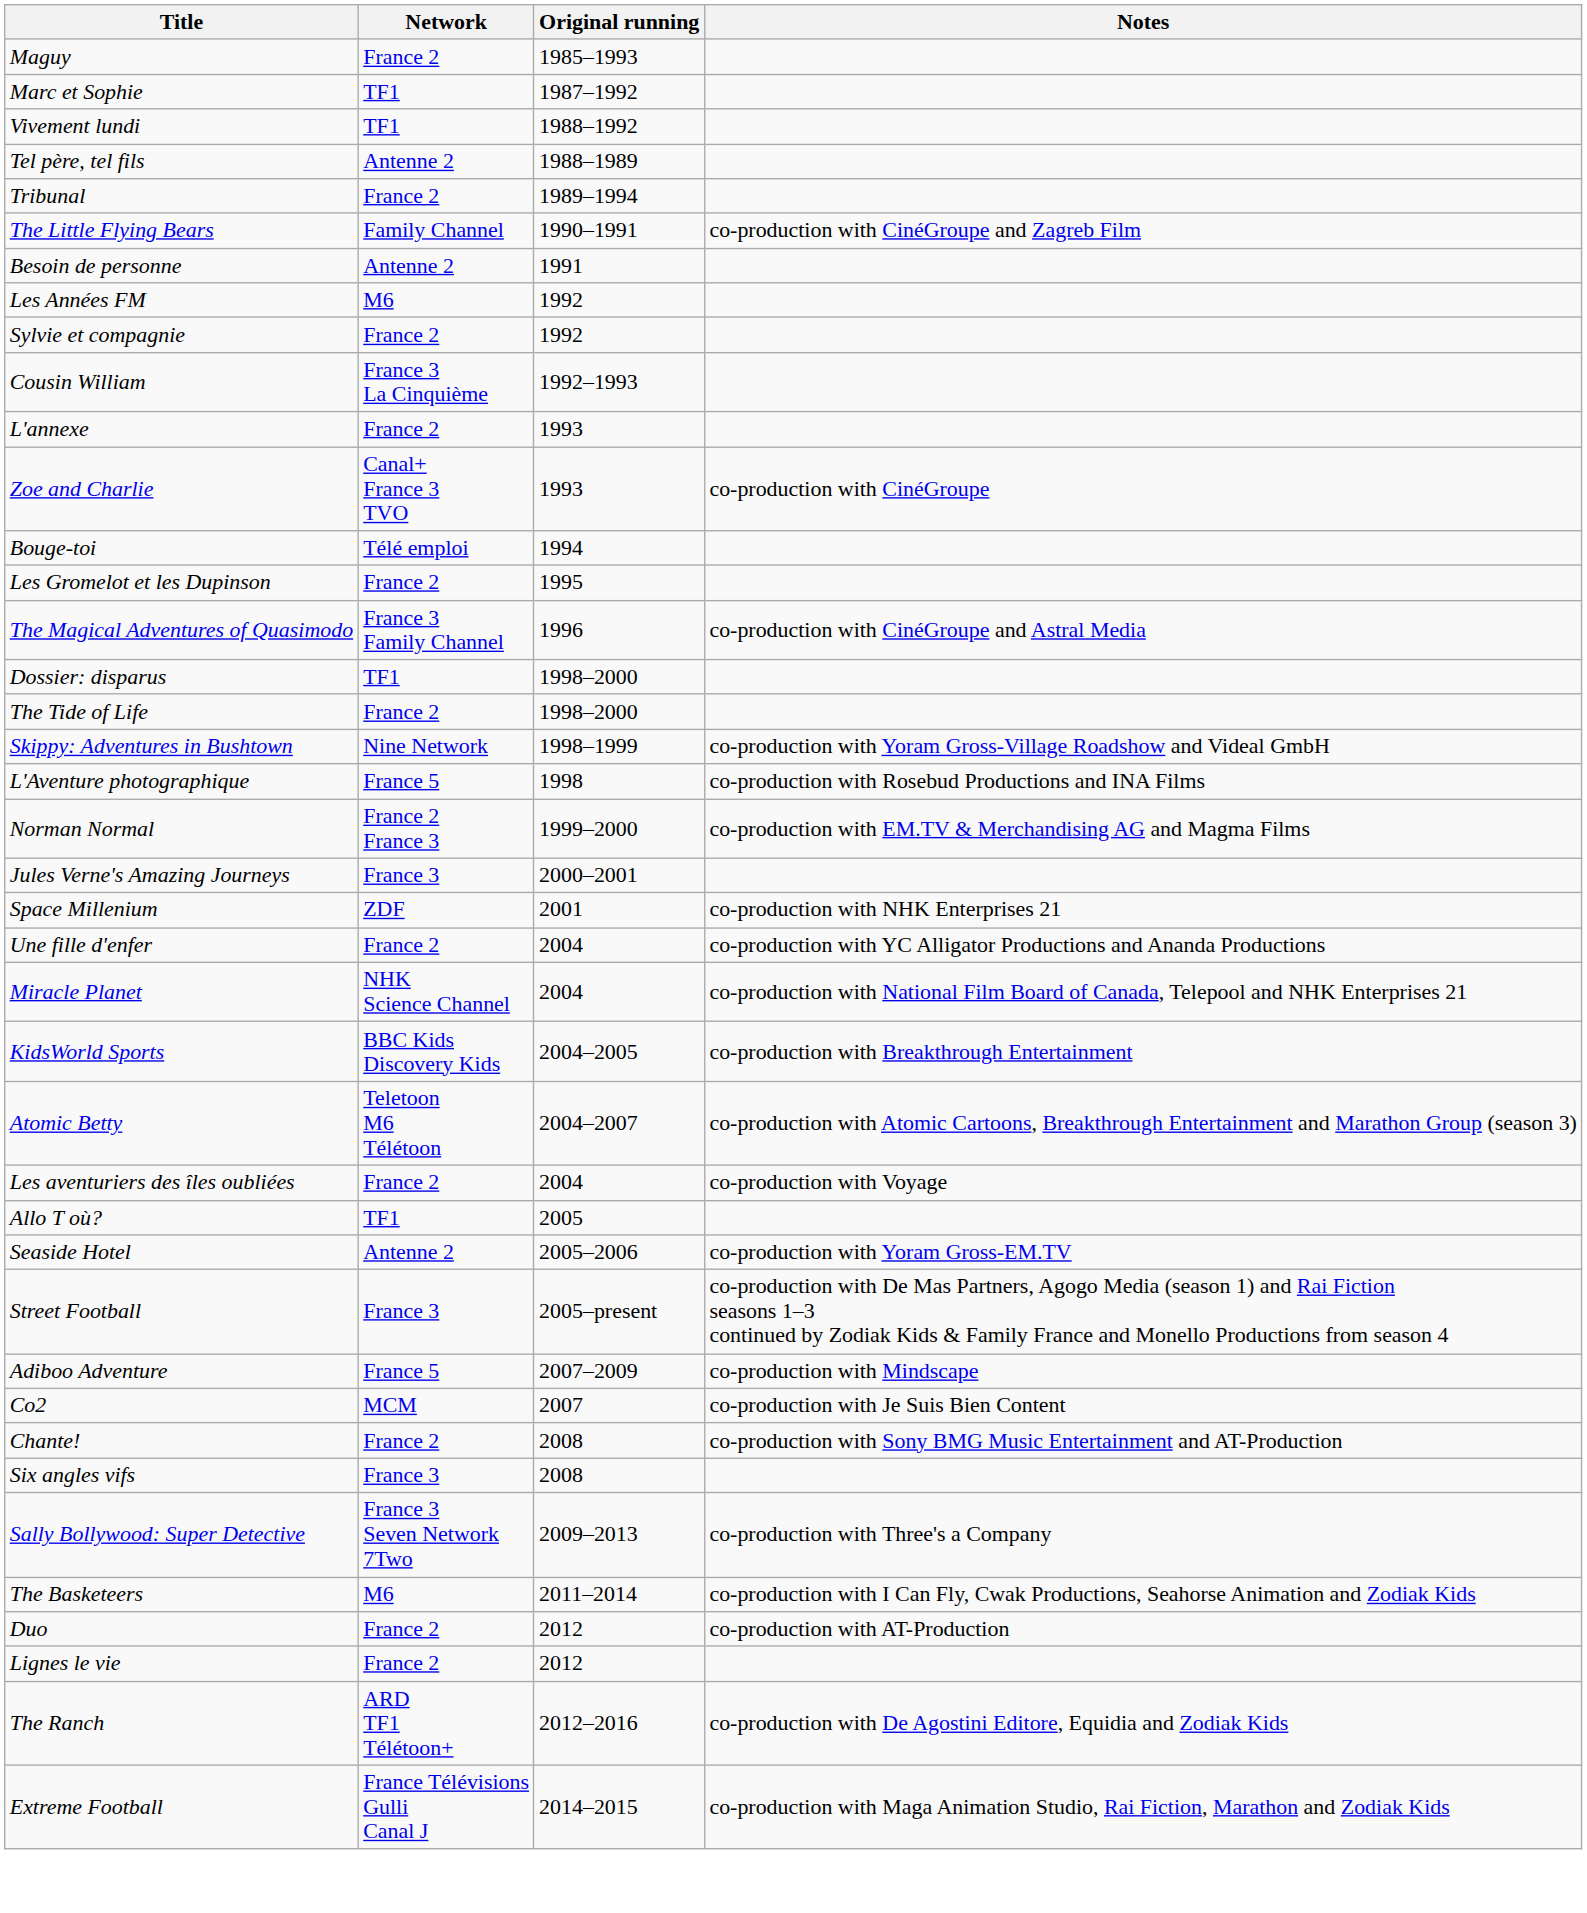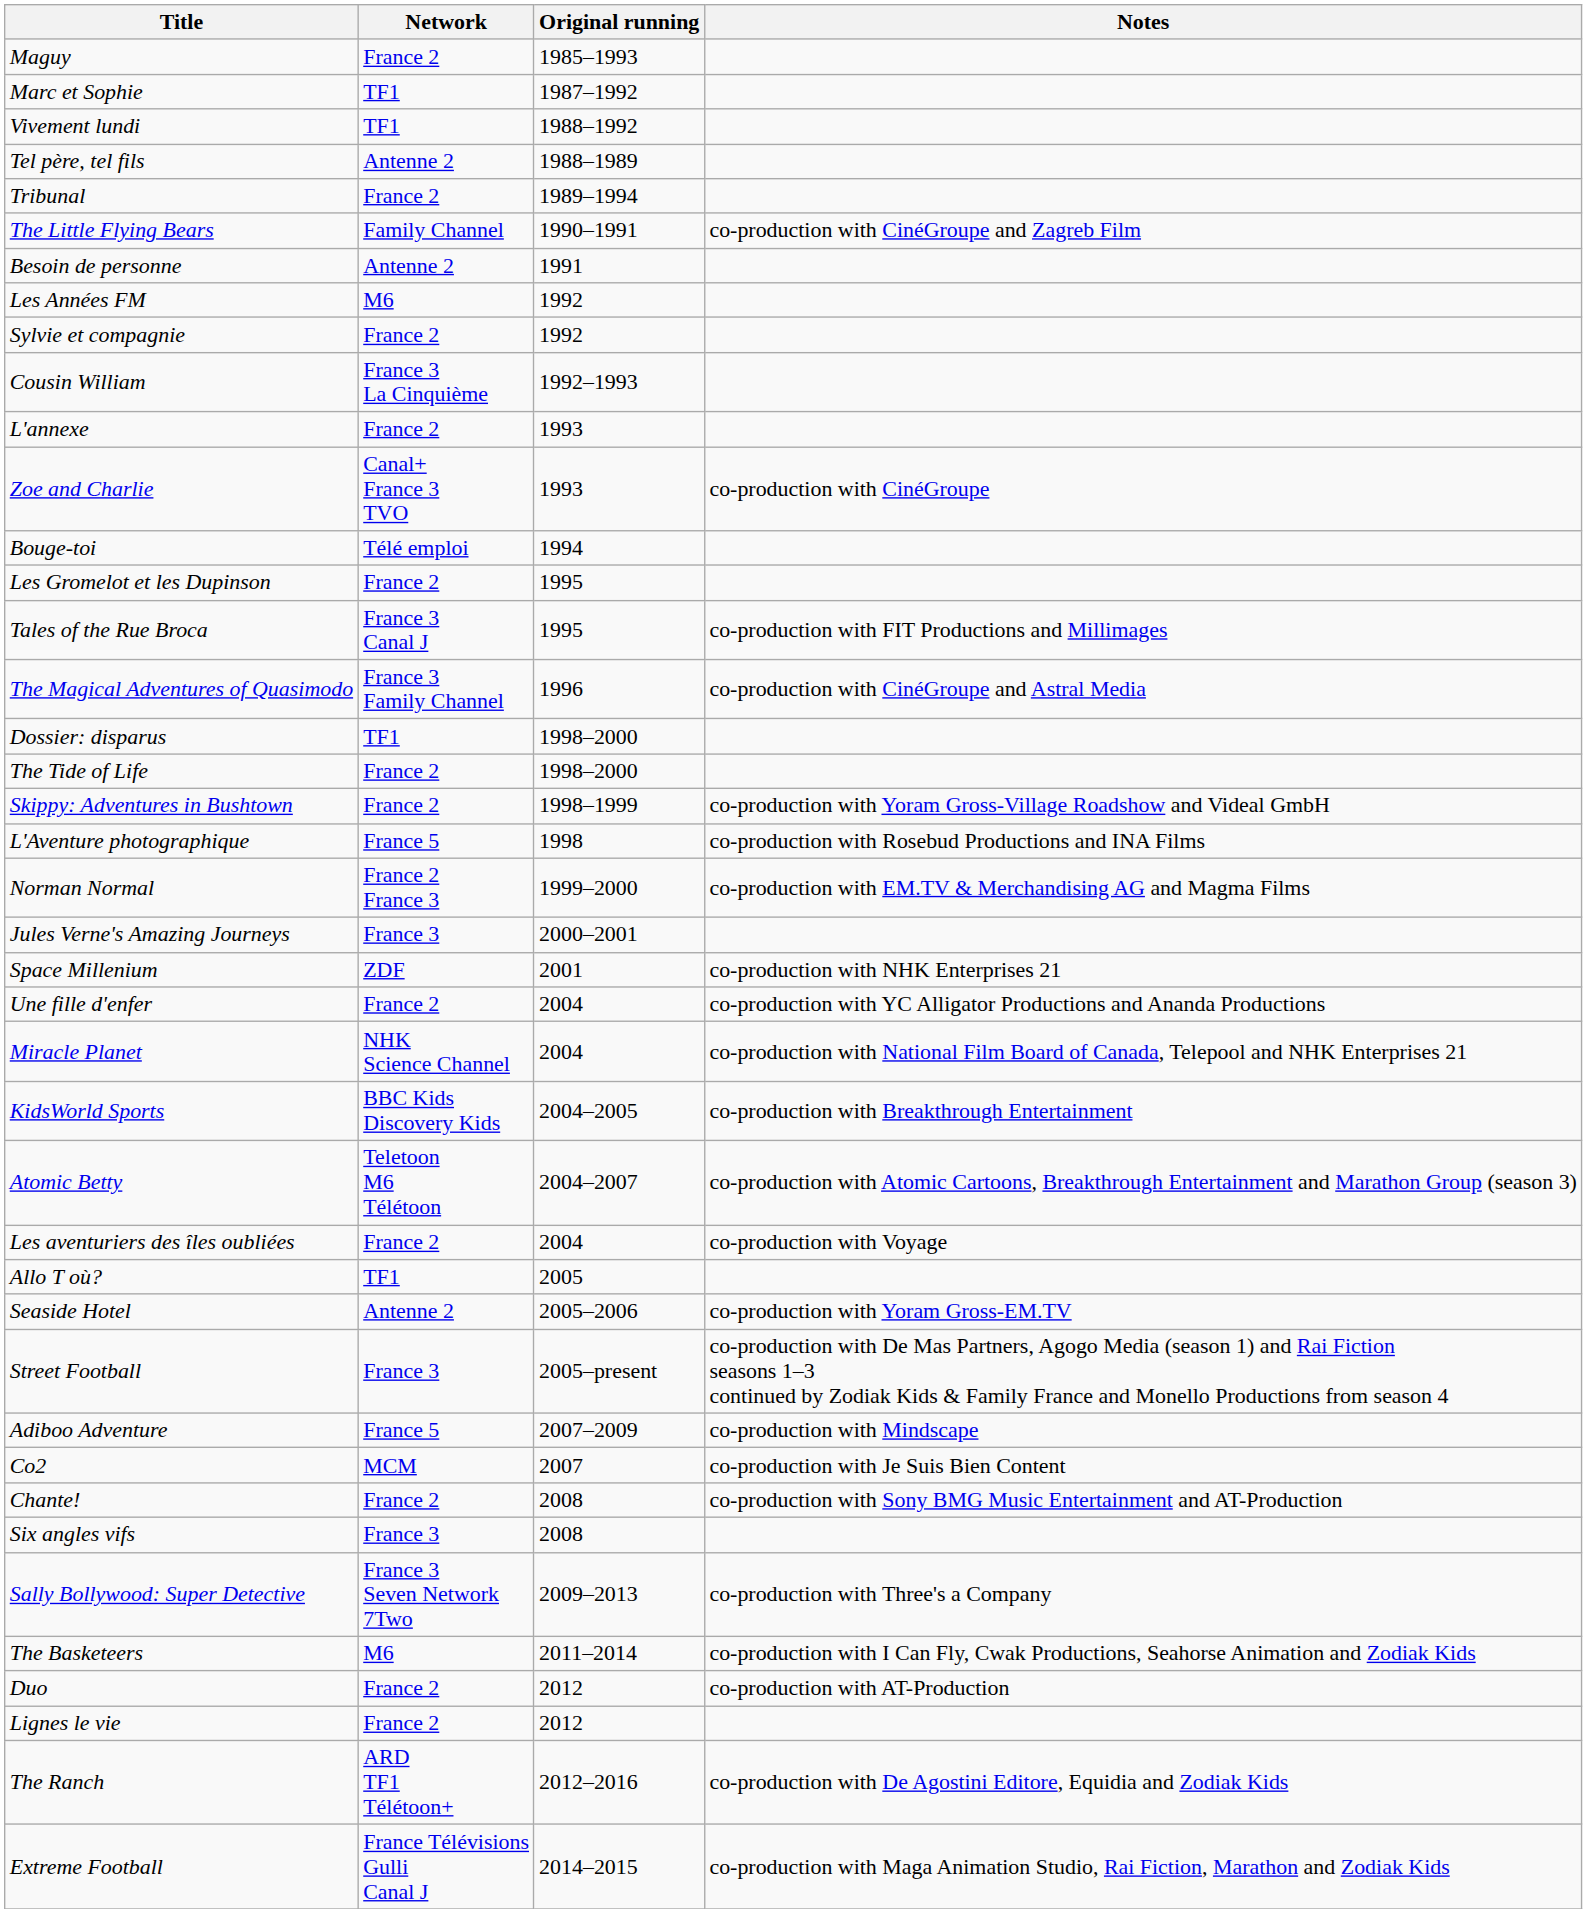+ row: (109, 629)
(426, 746) Nine Network -> (401, 805) France 2
